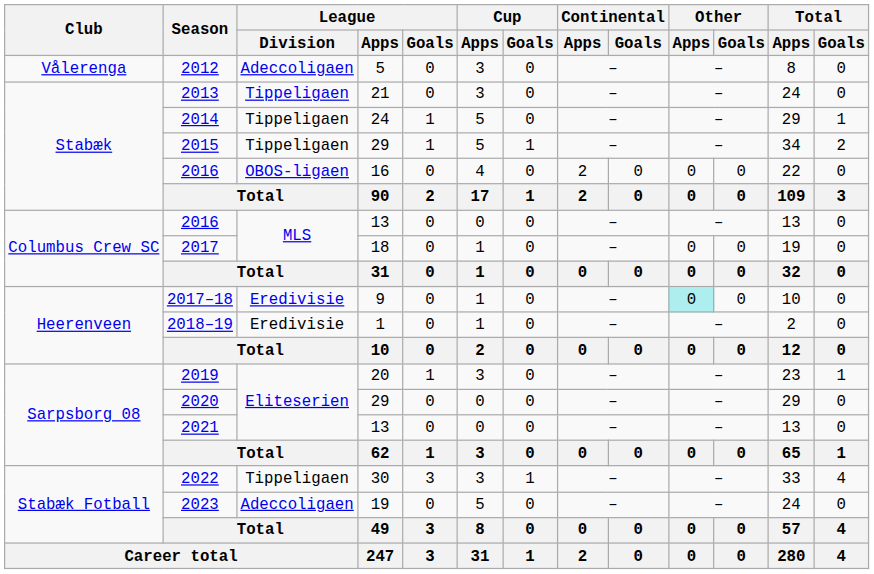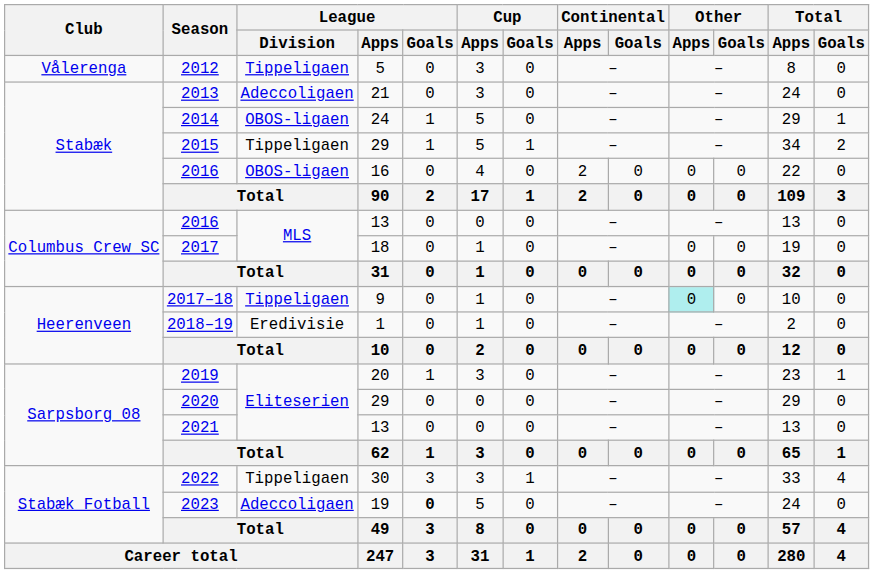(297, 69) Adeccoligaen -> (297, 69) Tippeligaen
(297, 94) Tippeligaen -> (297, 94) Adeccoligaen
(297, 120) Tippeligaen -> (297, 120) OBOS-ligaen
(297, 299) Eredivisie -> (297, 299) Tippeligaen
(430, 505) normal -> (430, 505) bold
